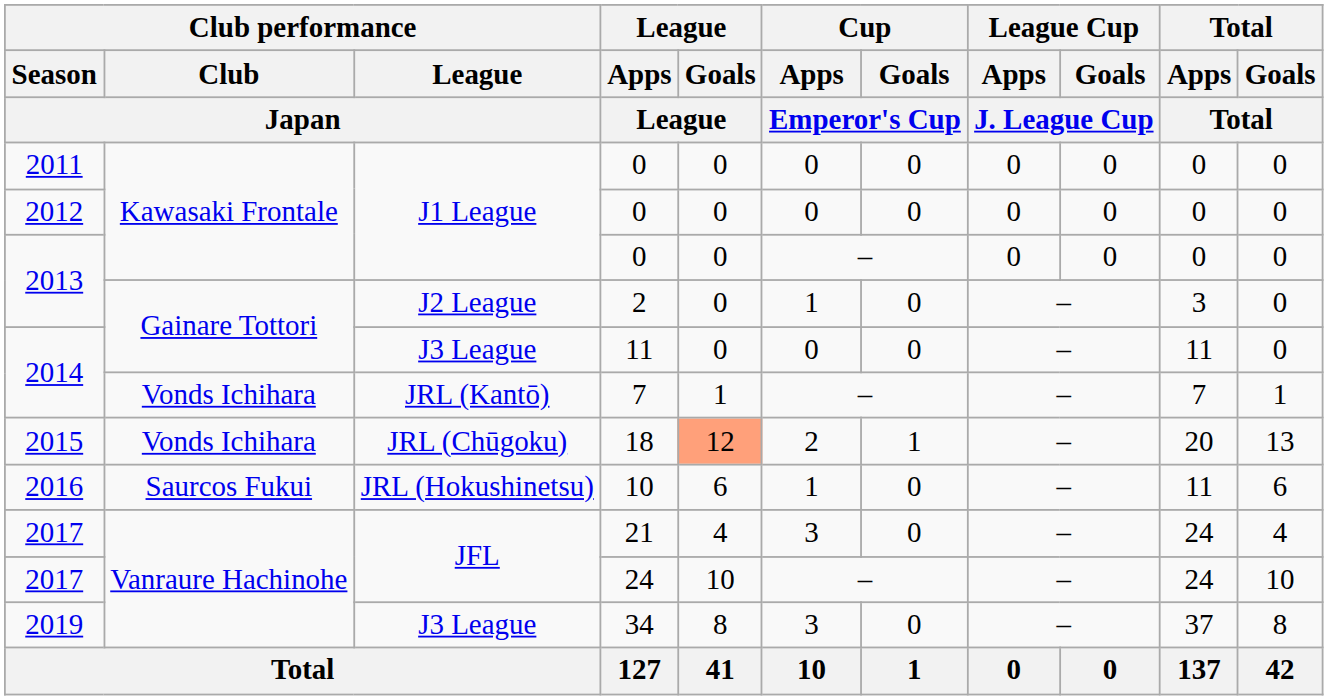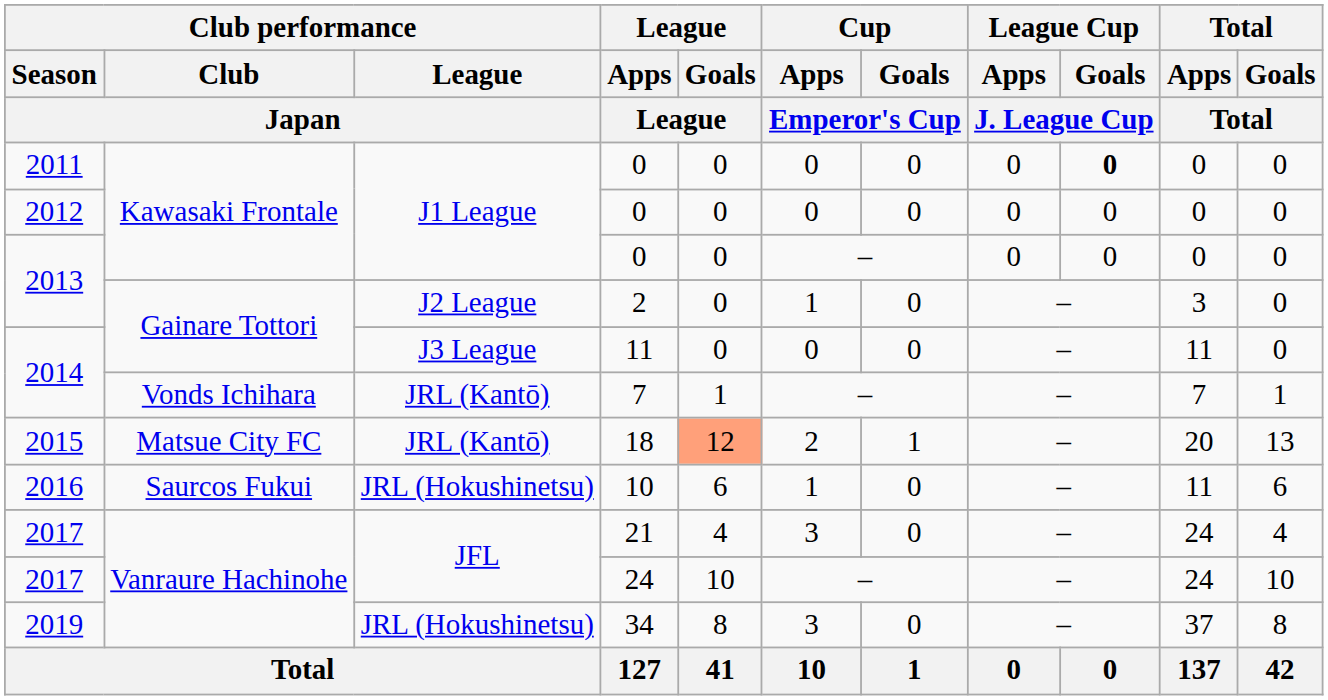(1110, 165) normal -> (1110, 165) bold
(229, 440) Vonds Ichihara -> (229, 440) Matsue City FC
(477, 440) JRL (Chūgoku) -> (477, 440) JRL (Kantō)
(477, 624) J3 League -> (477, 624) JRL (Hokushinetsu)
